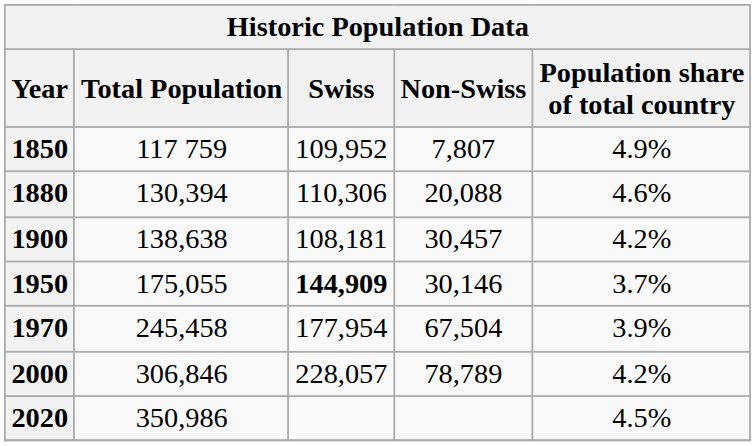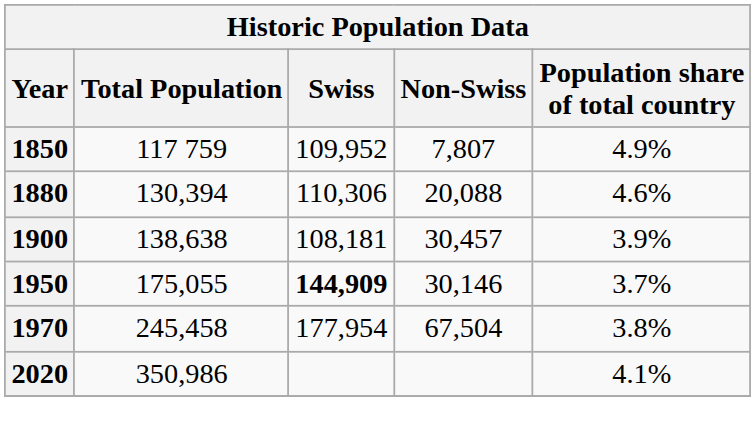(642, 238) 4.2% -> (642, 238) 3.9%
(642, 328) 3.9% -> (642, 328) 3.8%
- row: (40, 373)
(642, 418) 4.5% -> (642, 373) 4.1%
